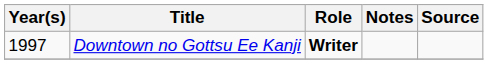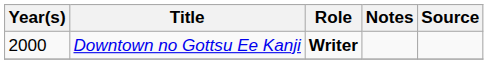(28, 45) 1997 -> (28, 45) 2000
